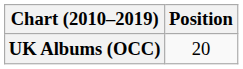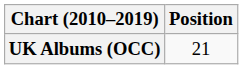(201, 48) 20 -> (201, 48) 21
